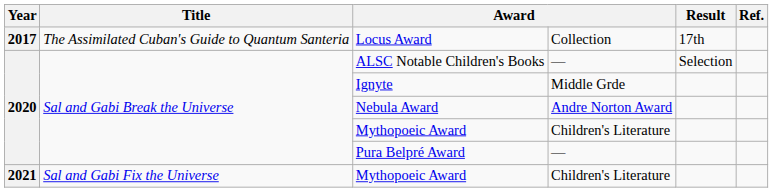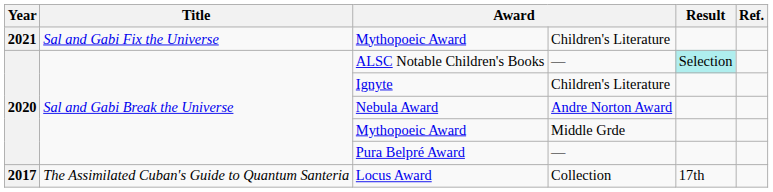rows swapped: (22, 38) <-> (22, 175)
(706, 61) no background -> (706, 61) paleturquoise background
(588, 84) Middle Grde -> (611, 84) Children's Literature
(611, 130) Children's Literature -> (588, 130) Middle Grde
